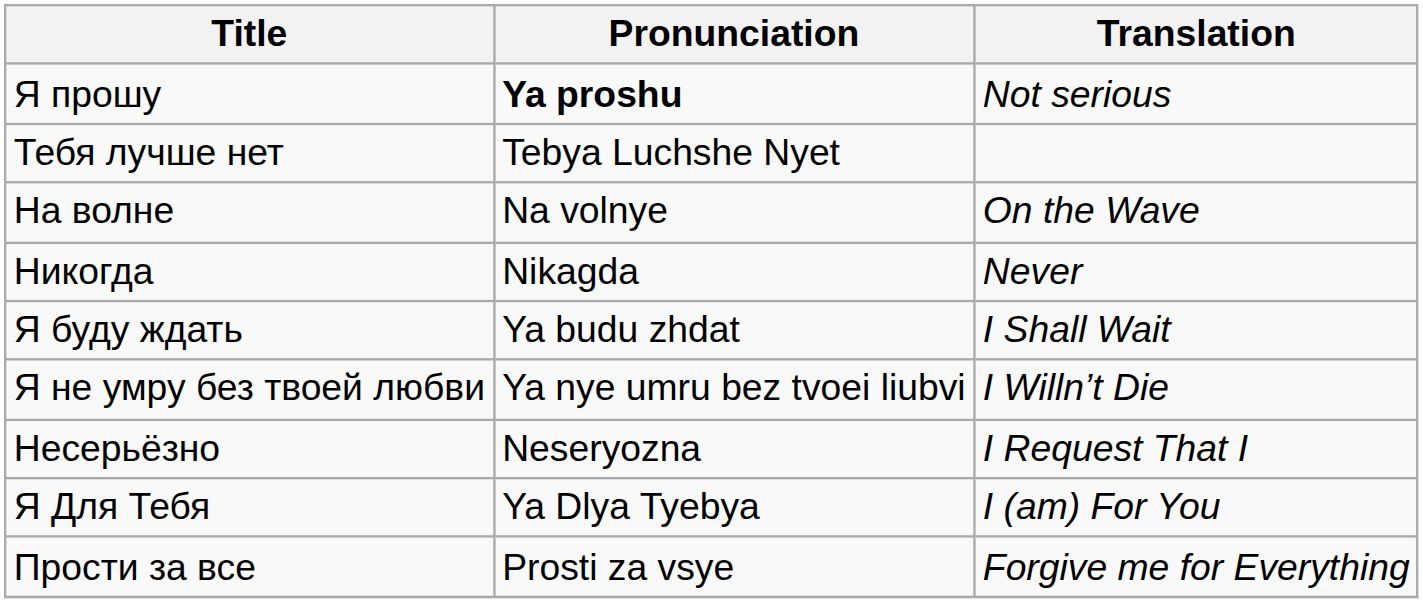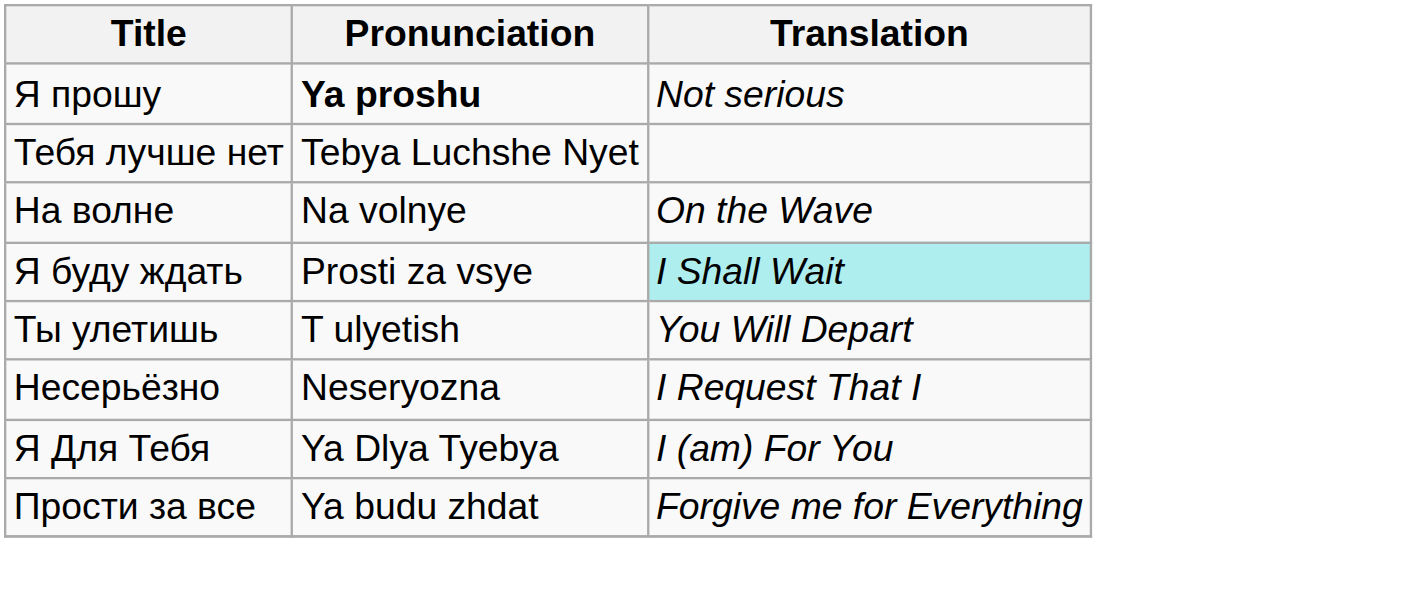- row: (84, 270)
(621, 329) Ya budu zhdat -> (417, 270) Prosti za vsye
(1077, 329) no background -> (750, 270) paleturquoise background
- row: (249, 388)
+ row: (116, 329)
(618, 566) Prosti za vsye -> (420, 507) Ya budu zhdat
